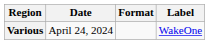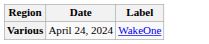- column: (136, 13)
